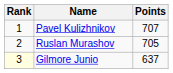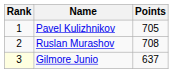(150, 28) 707 -> (150, 28) 705
(150, 44) 705 -> (150, 44) 708
